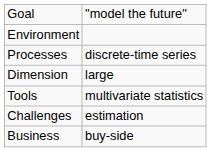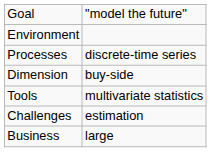(99, 75) large -> (109, 75) buy-side
(109, 136) buy-side -> (99, 136) large
